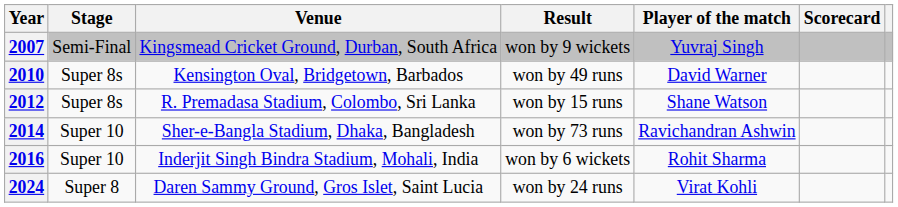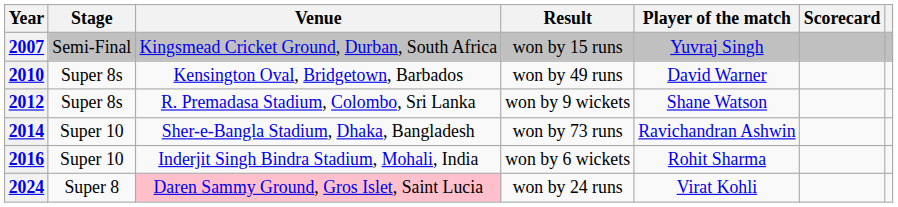(568, 46) won by 9 wickets -> (568, 46) won by 15 runs
(568, 103) won by 15 runs -> (568, 103) won by 9 wickets
(318, 187) no background -> (318, 187) pink background
